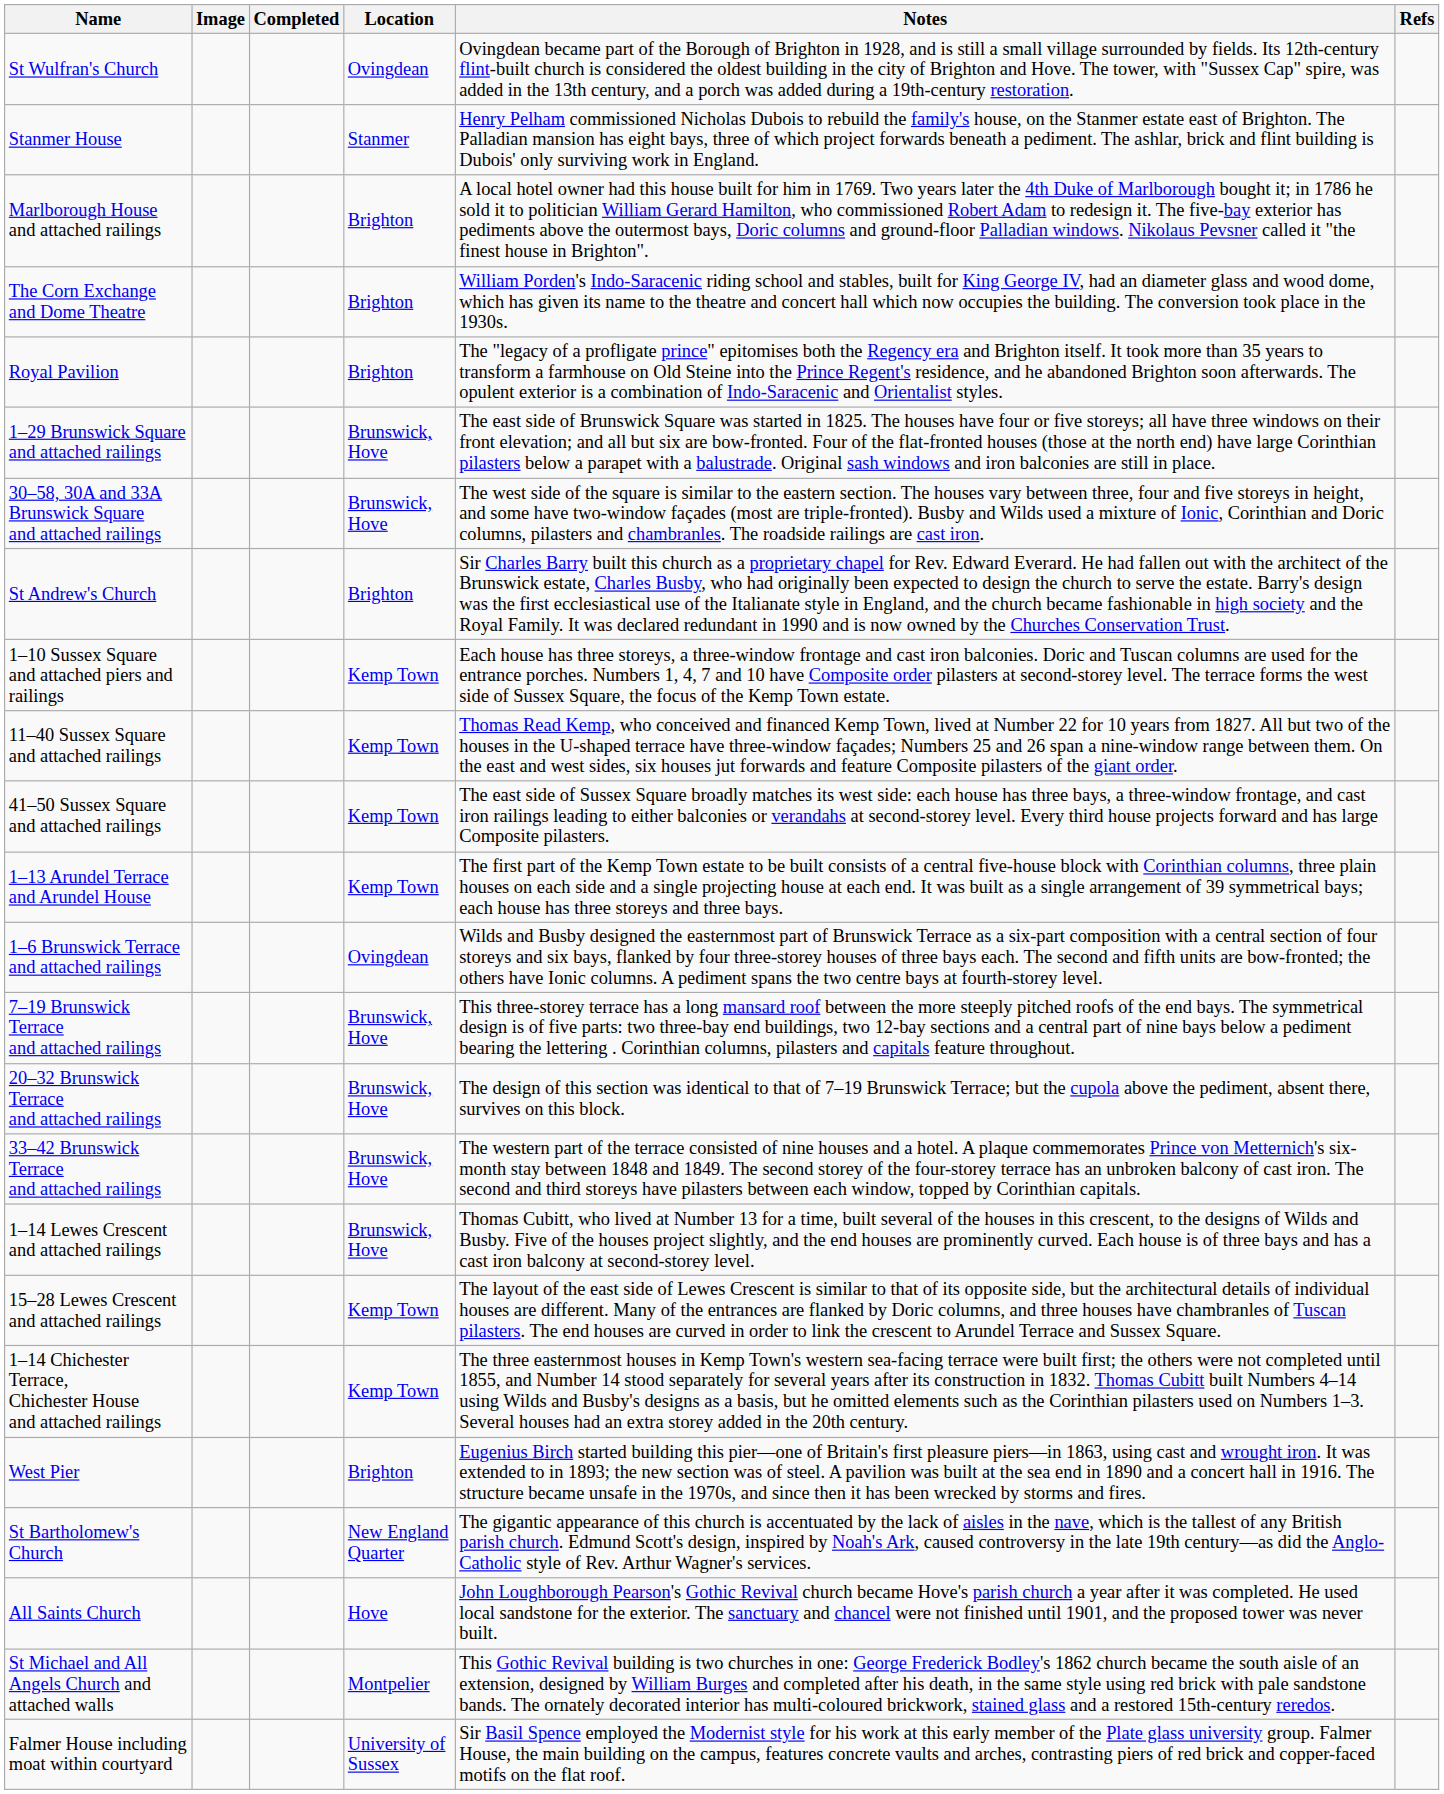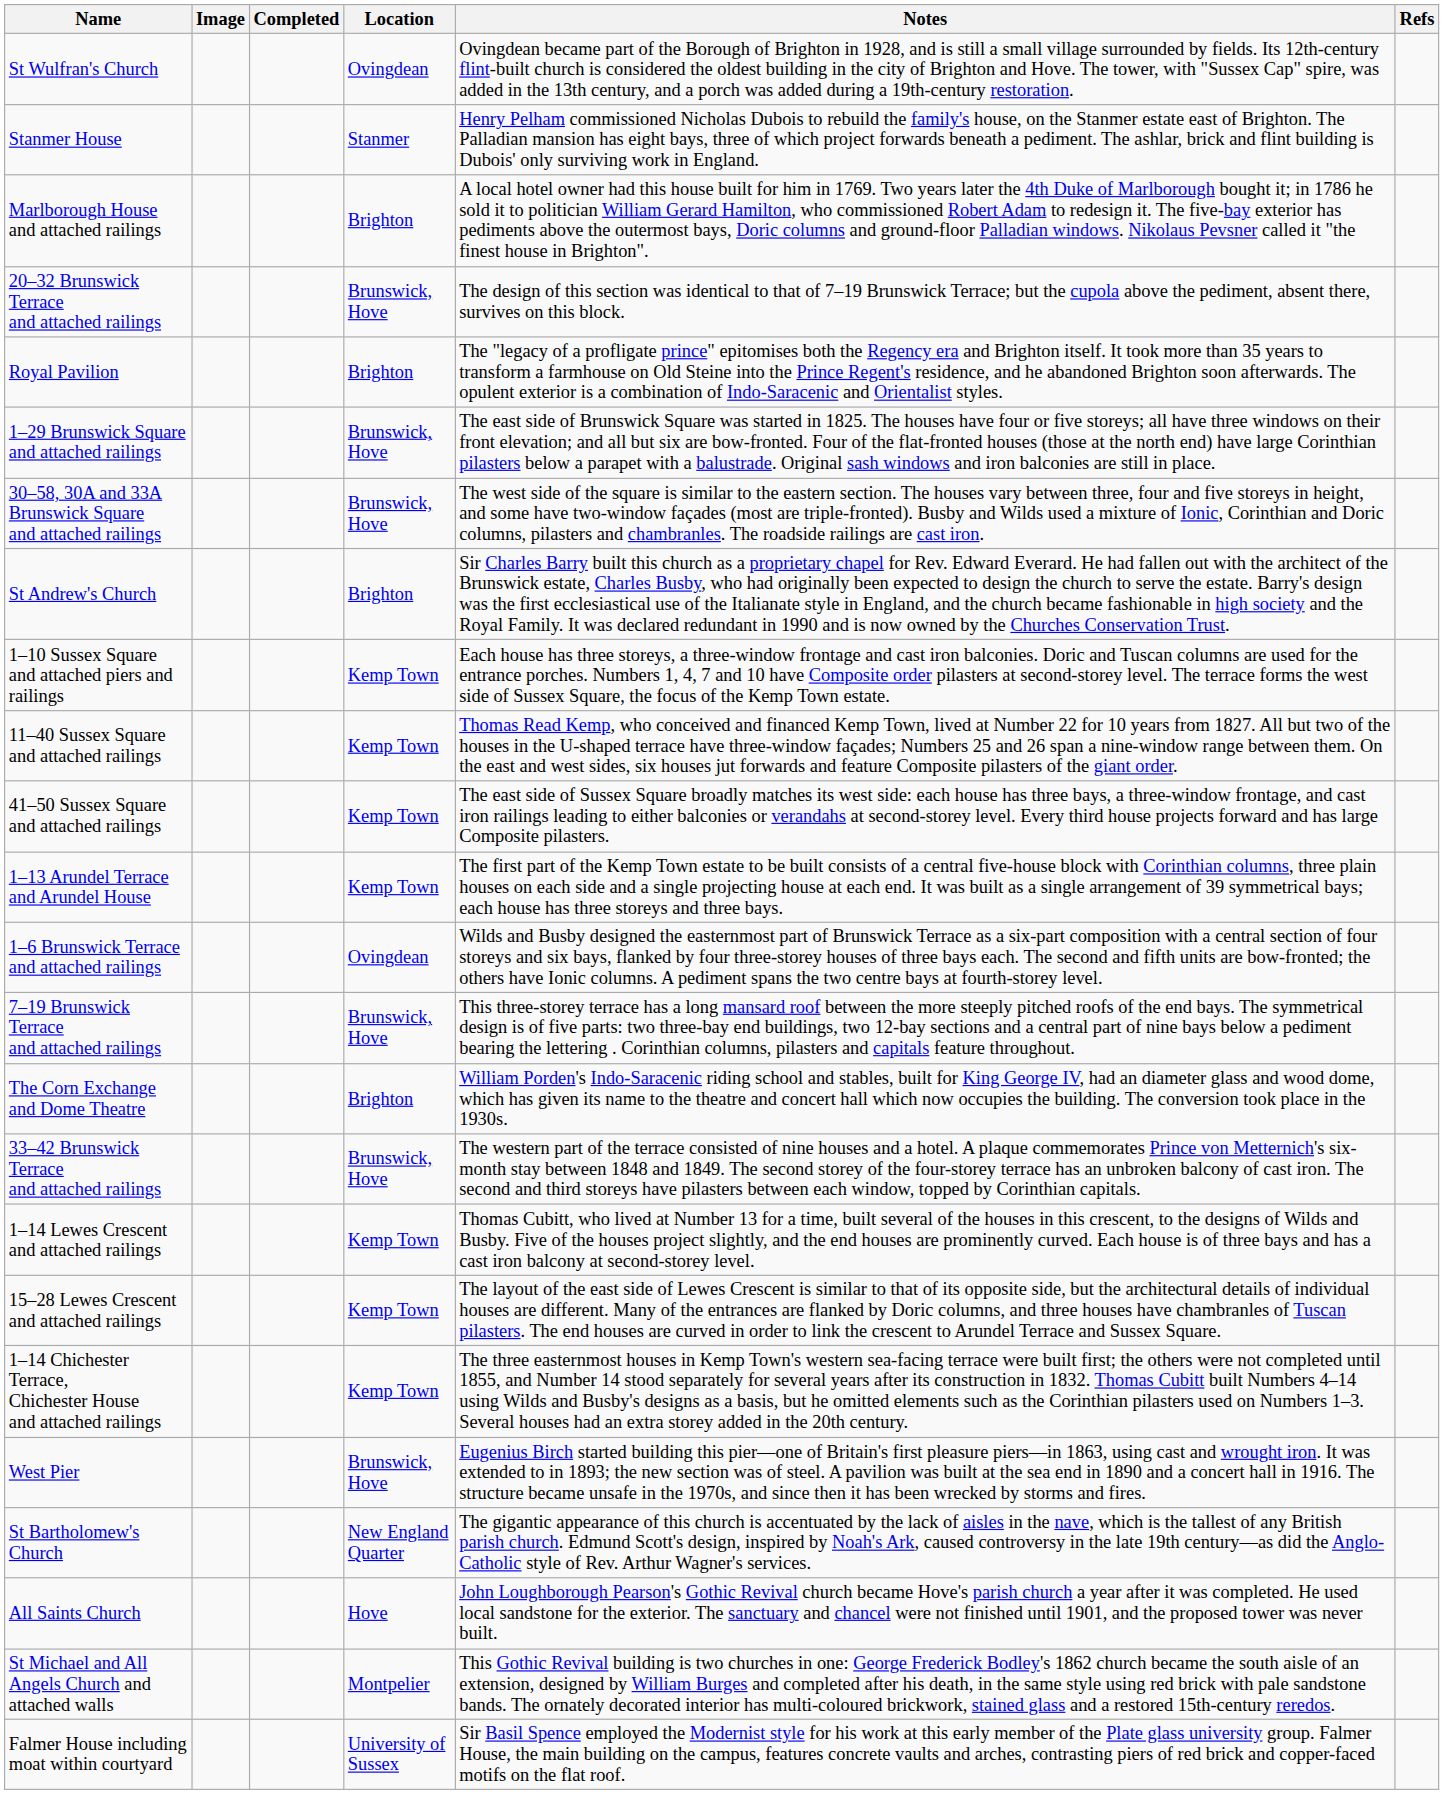rows swapped: (82, 301) <-> (85, 1098)
(390, 1239) Brunswick, Hove -> (393, 1239) Kemp Town
(381, 1472) Brighton -> (390, 1472) Brunswick, Hove
